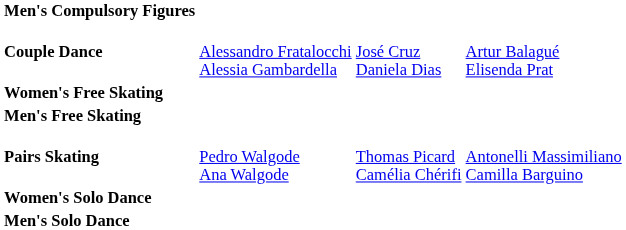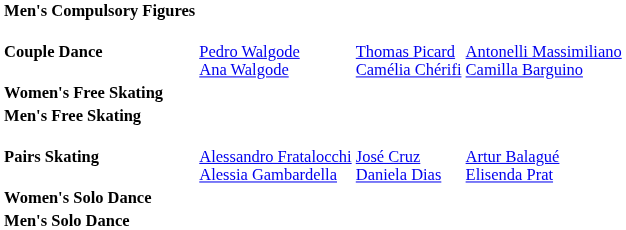(275, 60) Alessandro Fratalocchi Alessia Gambardella -> (249, 60) Pedro Walgode Ana Walgode
(399, 60) José Cruz Daniela Dias -> (409, 60) Thomas Picard Camélia Chérifi
(513, 60) Artur Balagué Elisenda Prat -> (544, 60) Antonelli Massimiliano Camilla Barguino
(249, 165) Pedro Walgode Ana Walgode -> (275, 165) Alessandro Fratalocchi Alessia Gambardella
(409, 165) Thomas Picard Camélia Chérifi -> (399, 165) José Cruz Daniela Dias
(544, 165) Antonelli Massimiliano Camilla Barguino -> (513, 165) Artur Balagué Elisenda Prat
